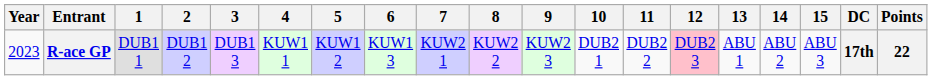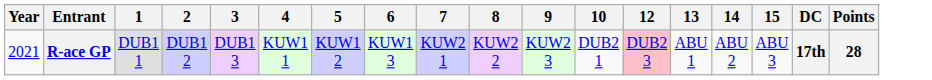- column: (647, 16)
(24, 51) 2023 -> (24, 51) 2021
(902, 51) 22 -> (854, 51) 28
